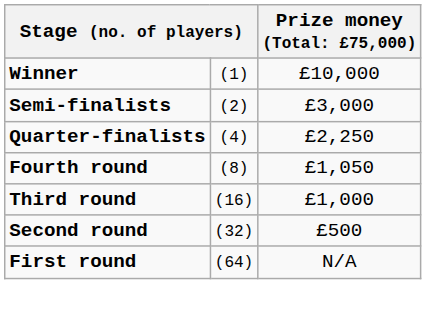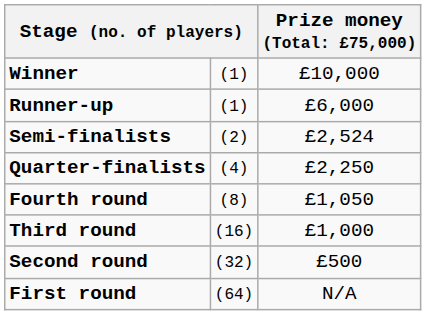+ row: (61, 105)
(339, 105) £3,000 -> (339, 137) £2,524
